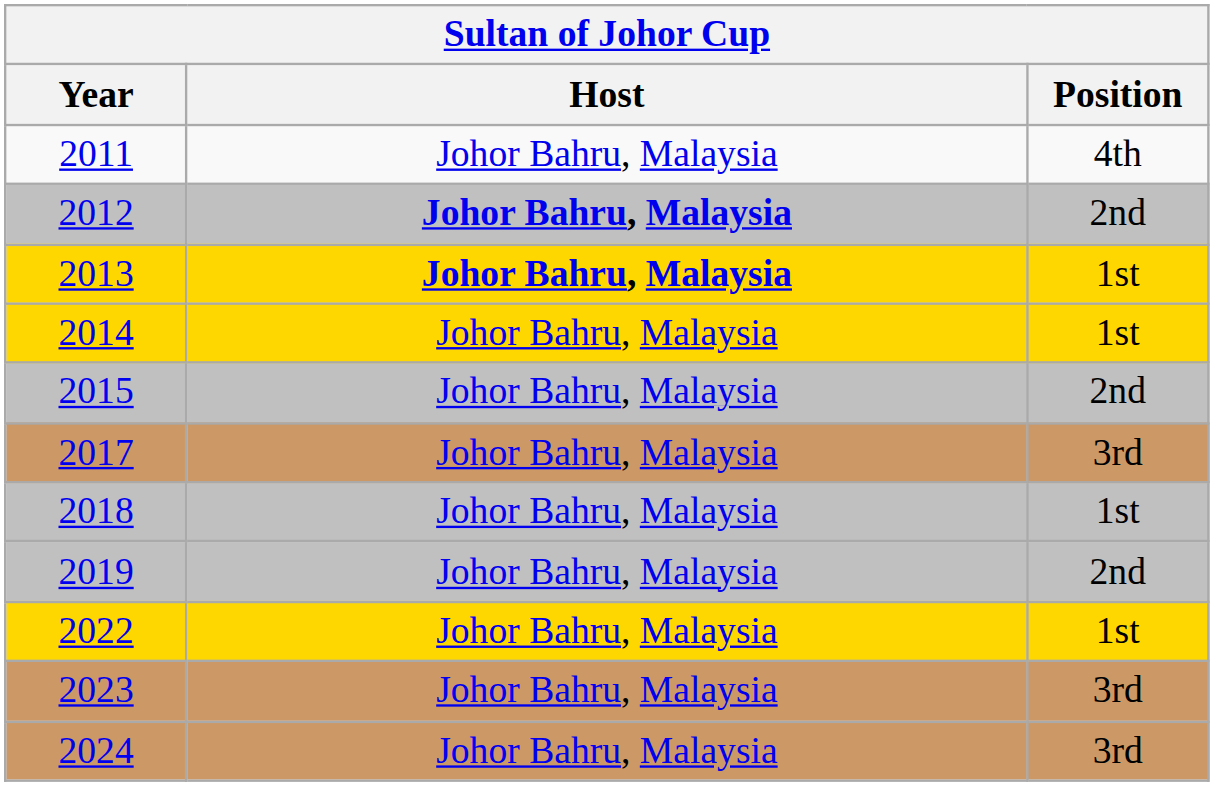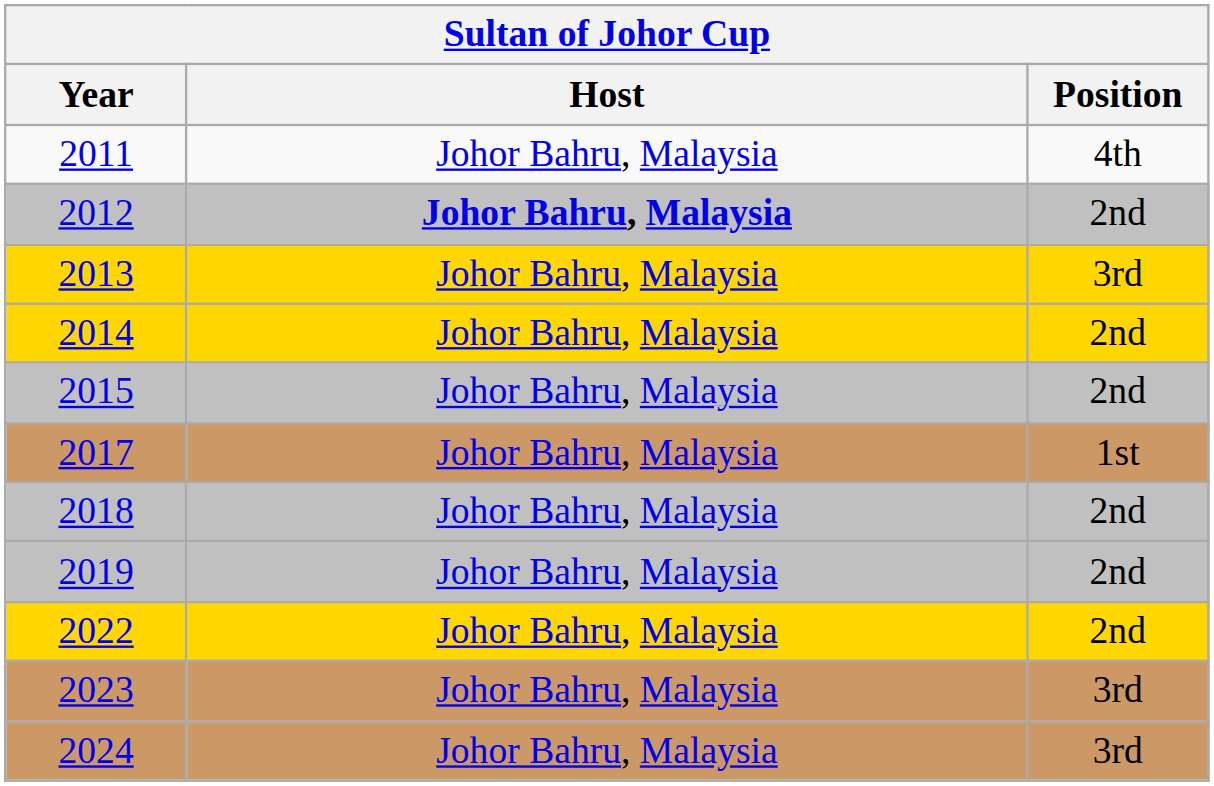(607, 272) bold -> (607, 272) normal
(1118, 272) 1st -> (1118, 272) 3rd
(1118, 332) 1st -> (1118, 332) 2nd
(1118, 451) 3rd -> (1118, 451) 1st
(1118, 511) 1st -> (1118, 511) 2nd
(1118, 630) 1st -> (1118, 630) 2nd
